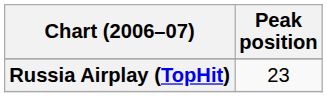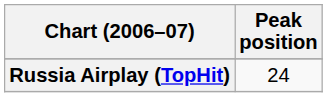(278, 75) 23 -> (278, 75) 24
